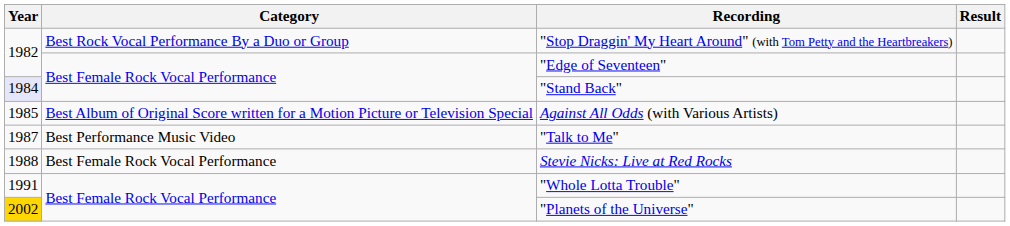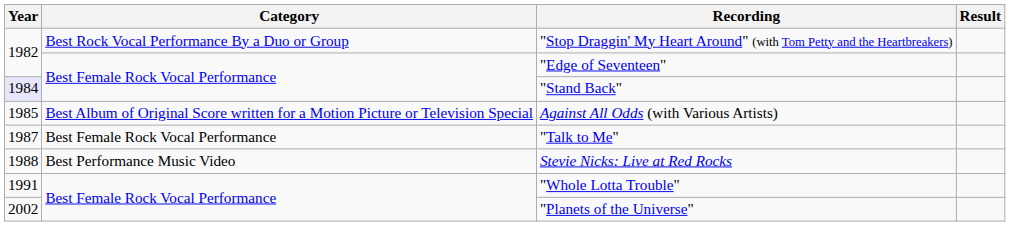(140, 137) Best Performance Music Video -> (161, 137) Best Female Rock Vocal Performance
(161, 161) Best Female Rock Vocal Performance -> (140, 161) Best Performance Music Video
(23, 209) gold background -> (23, 209) no background
